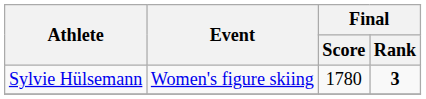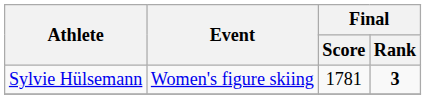(344, 79) 1780 -> (344, 79) 1781
